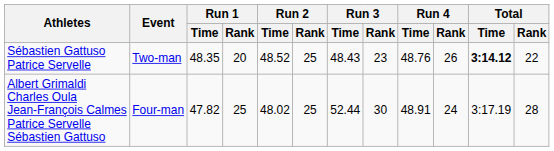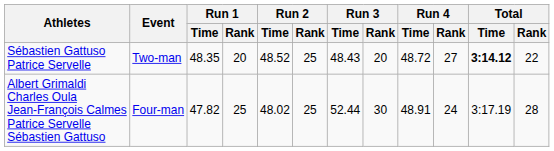(380, 59) 23 -> (380, 59) 20
(416, 59) 48.76 -> (416, 59) 48.72
(451, 59) 26 -> (451, 59) 27
